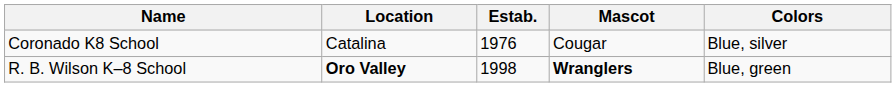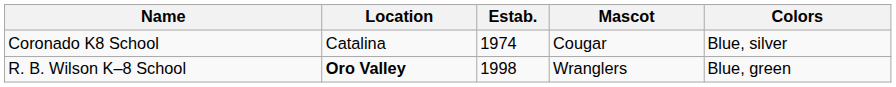(498, 43) 1976 -> (498, 43) 1974
(593, 69) bold -> (590, 69) normal
